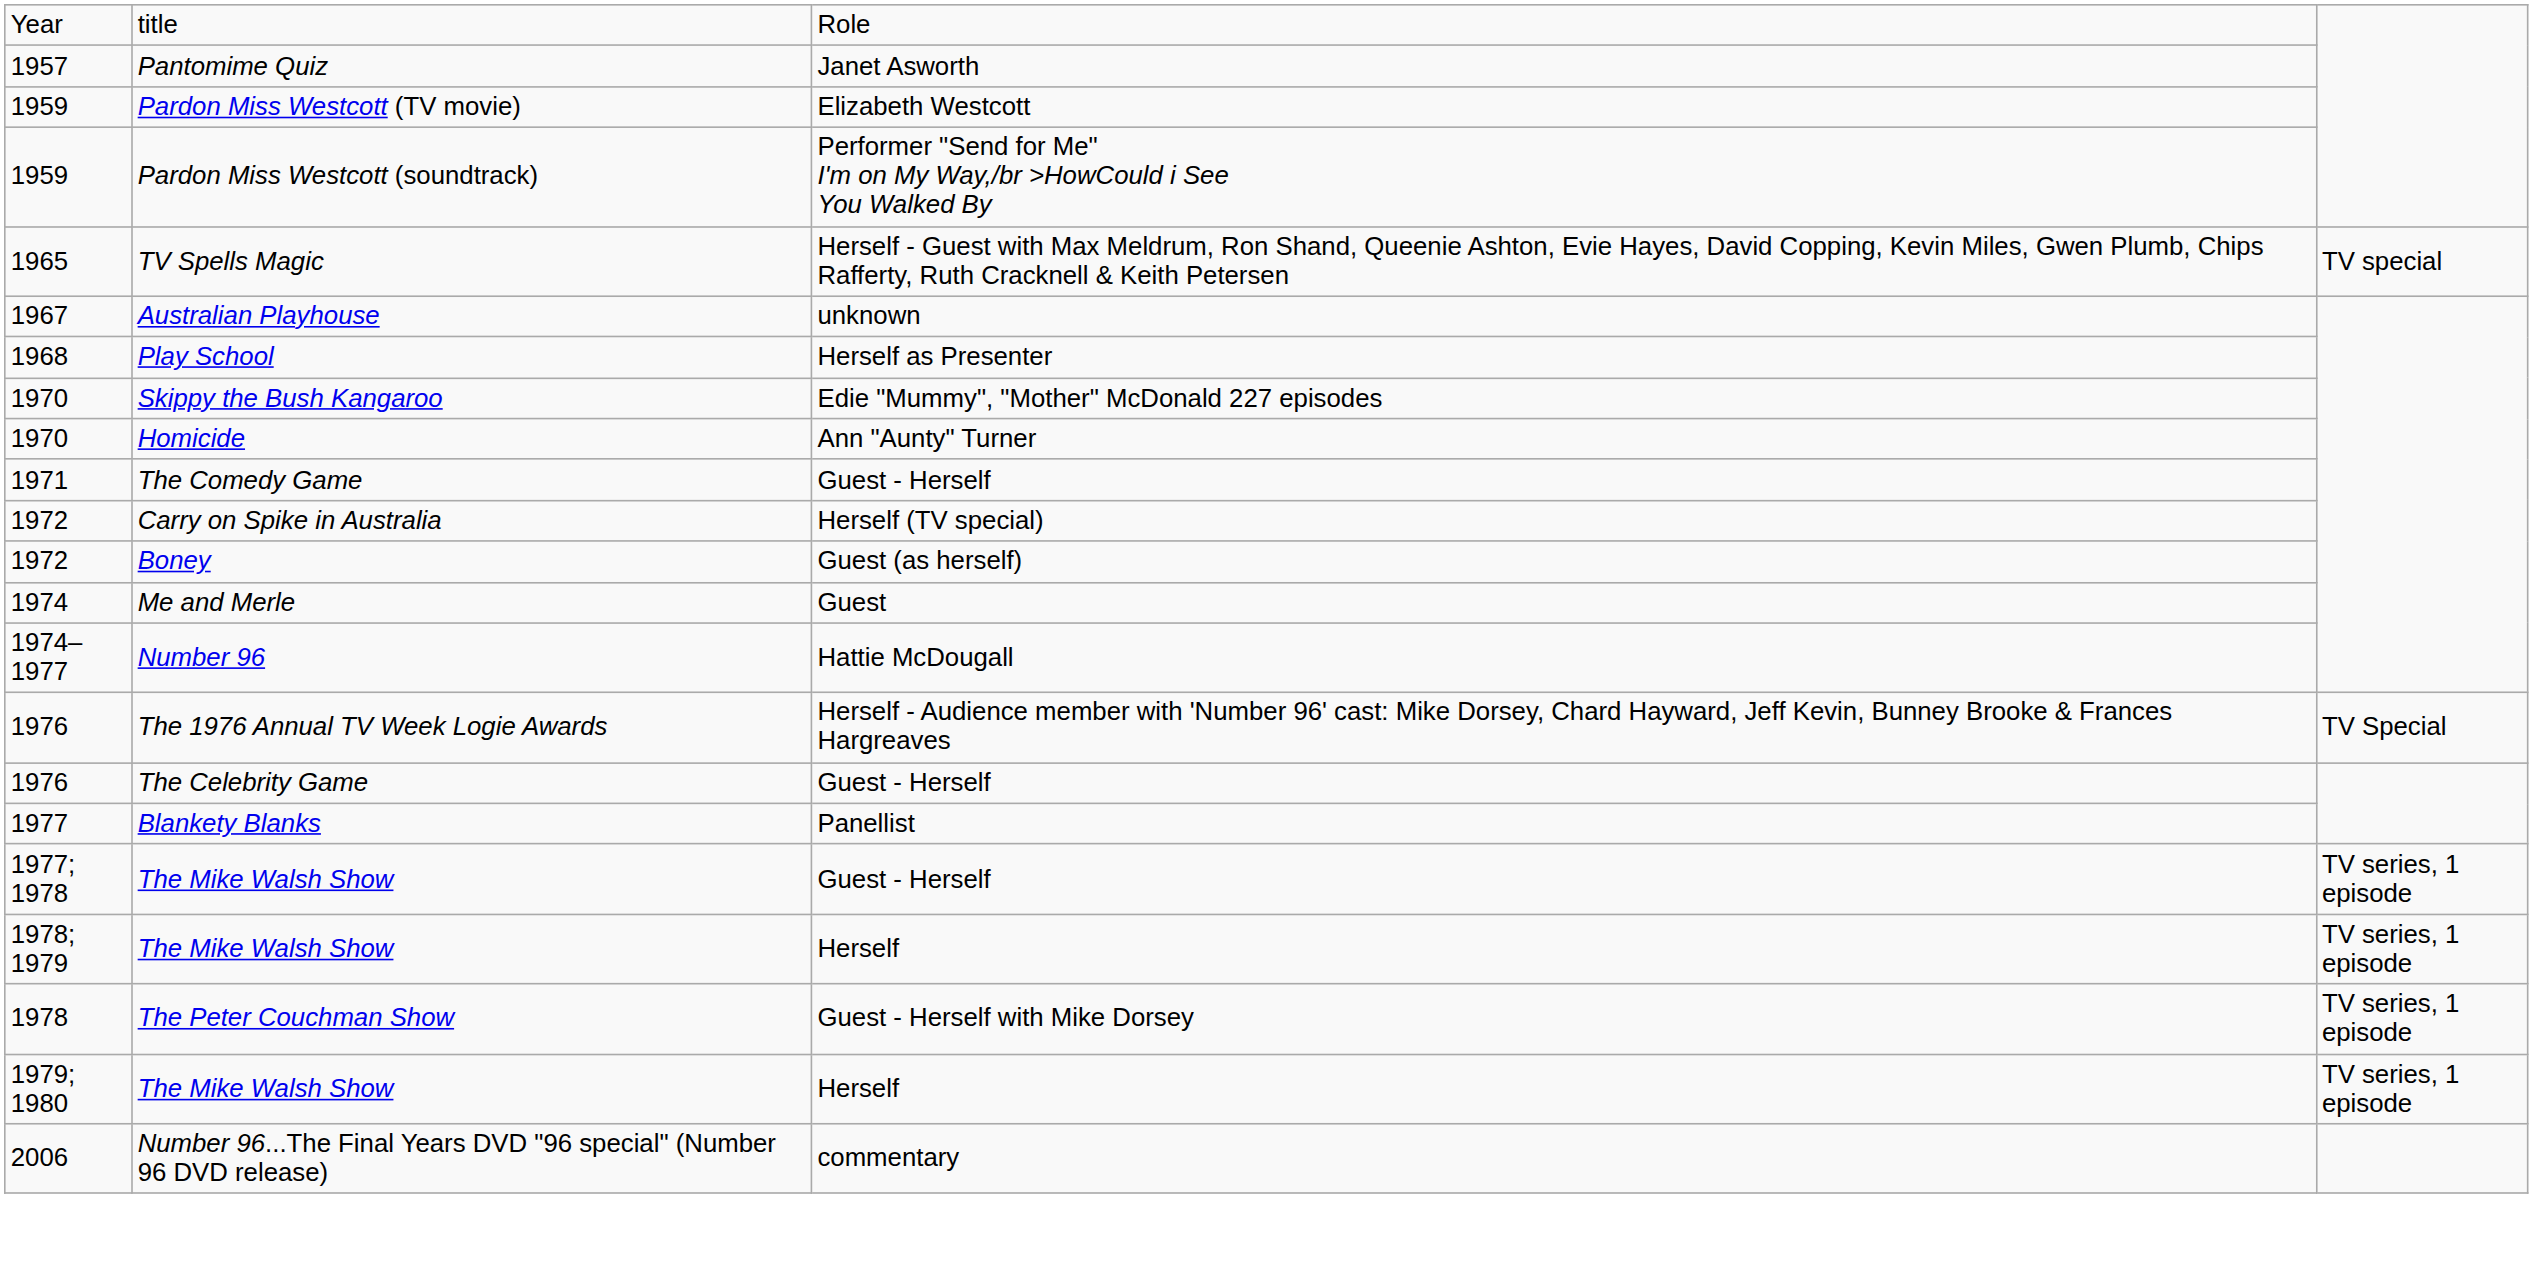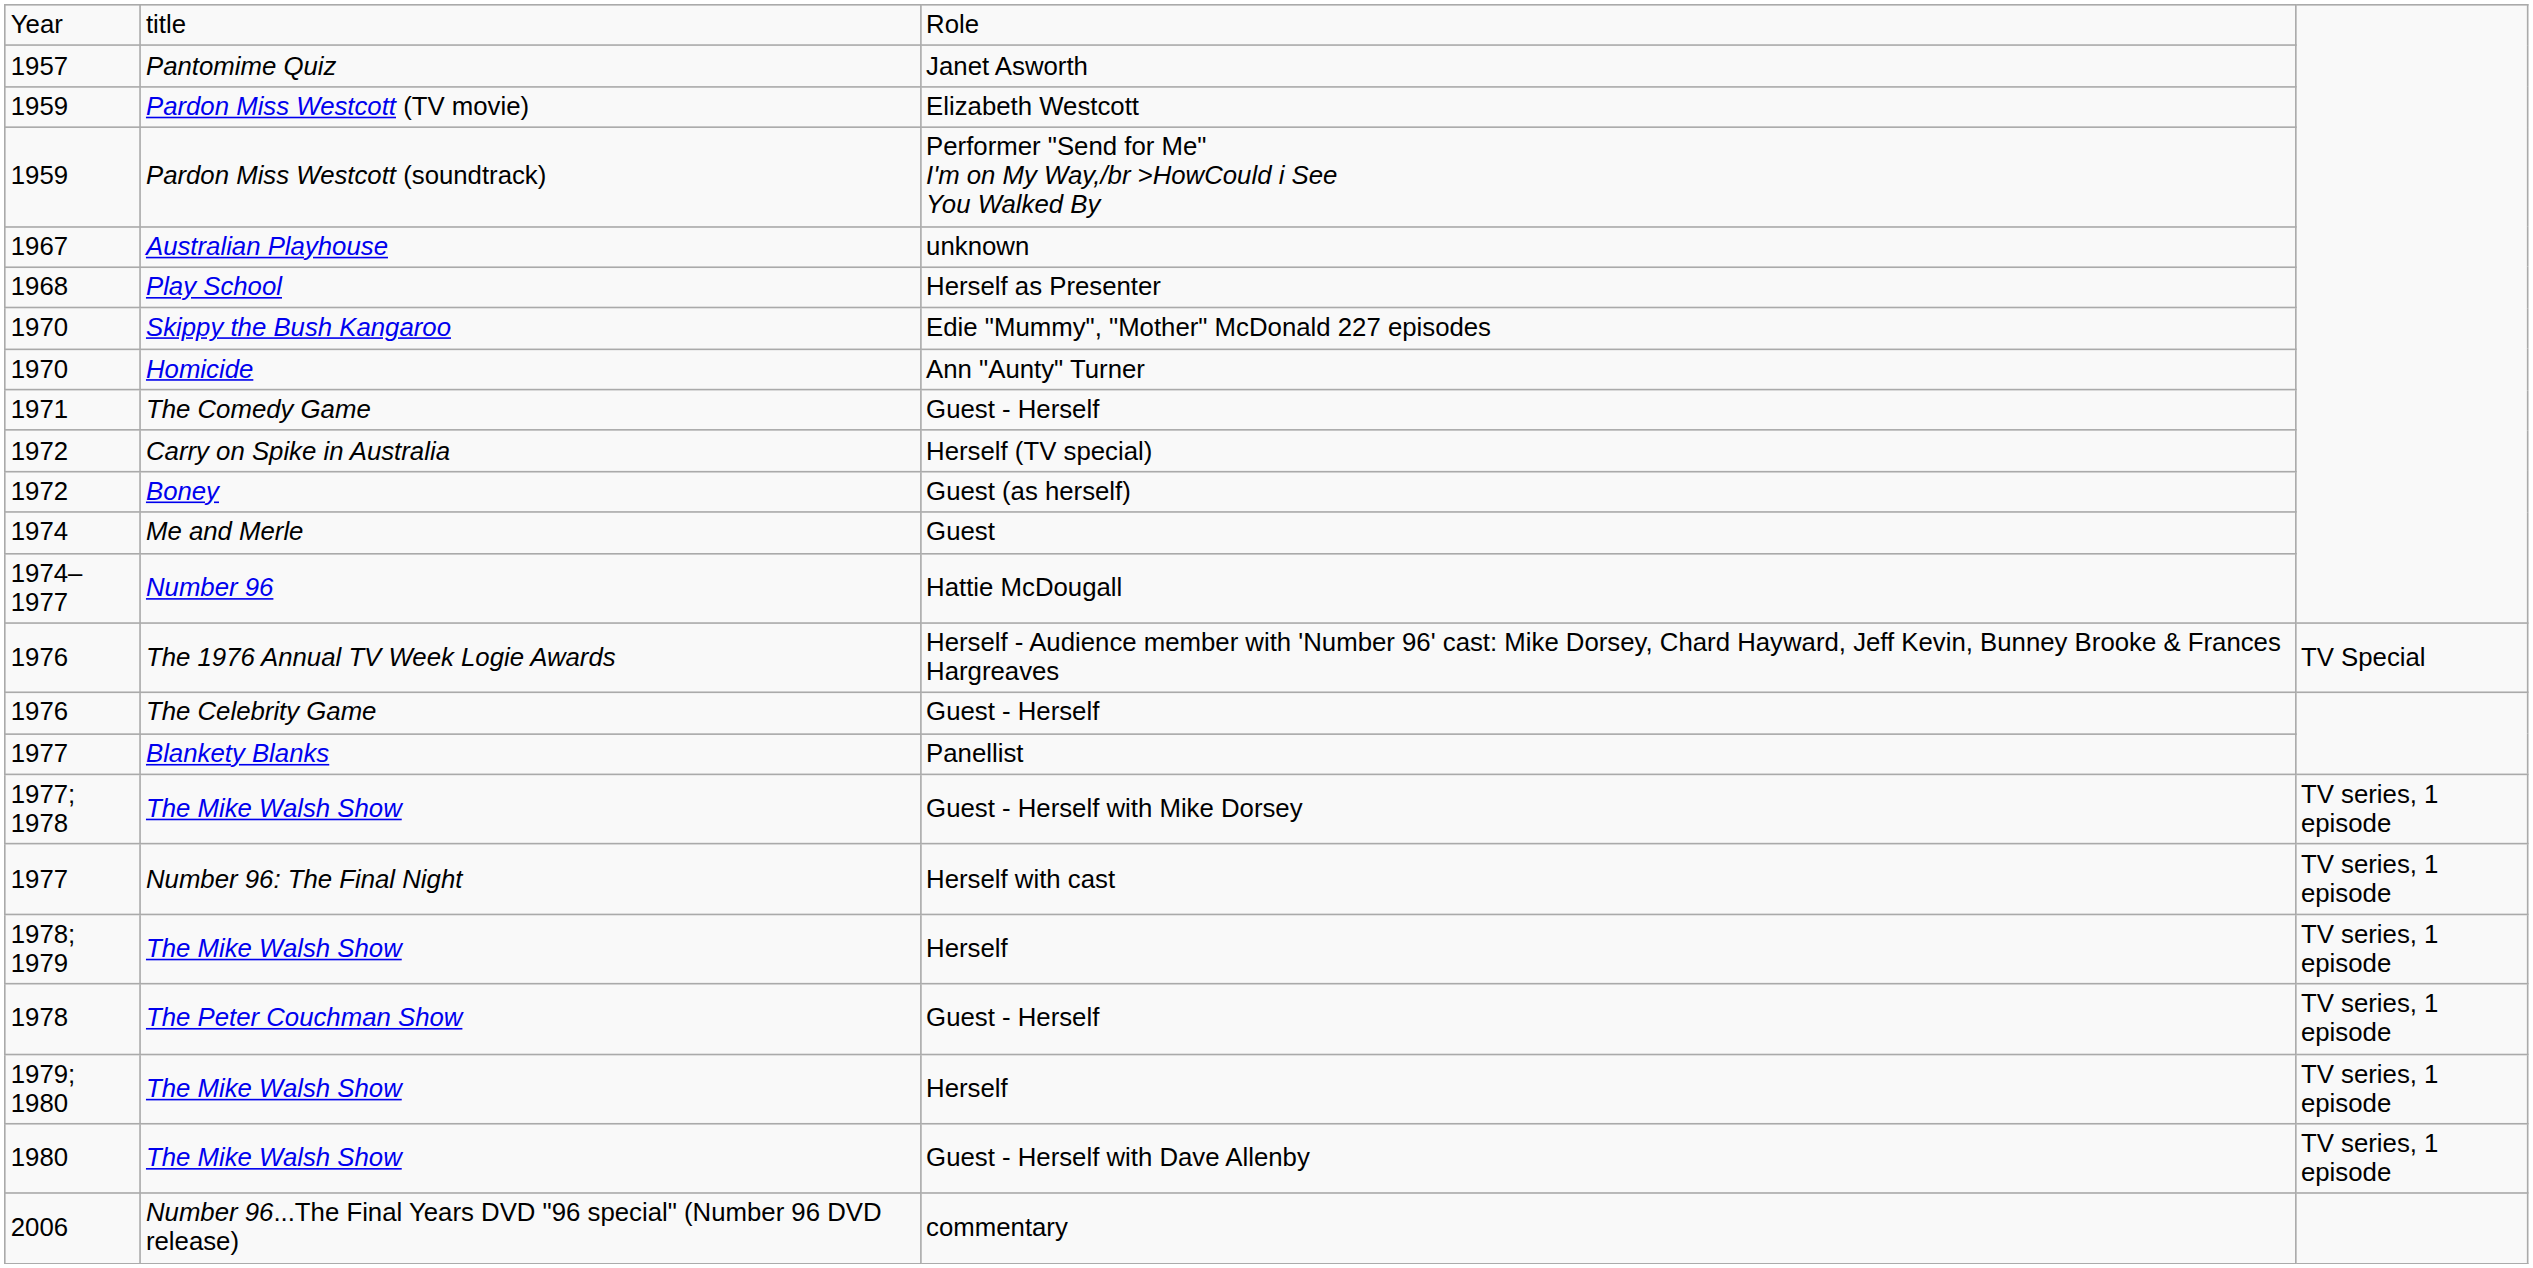- row: (39, 260)
(904, 878) Guest - Herself -> (1114, 808) Guest - Herself with Mike Dorsey
+ row: (39, 878)
(1006, 1018) Guest - Herself with Mike Dorsey -> (1013, 1018) Guest - Herself
+ row: (39, 1158)
